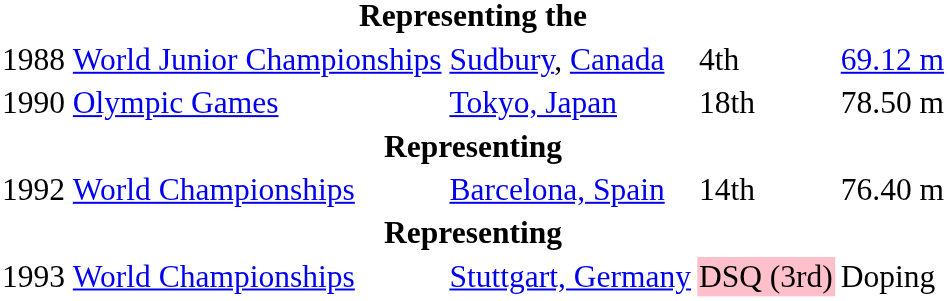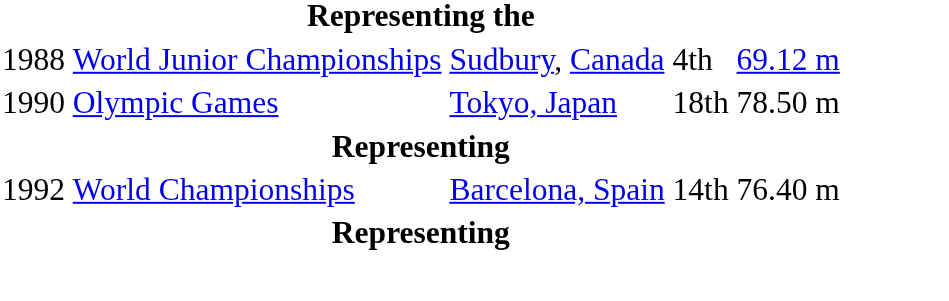- row: (570, 276)
